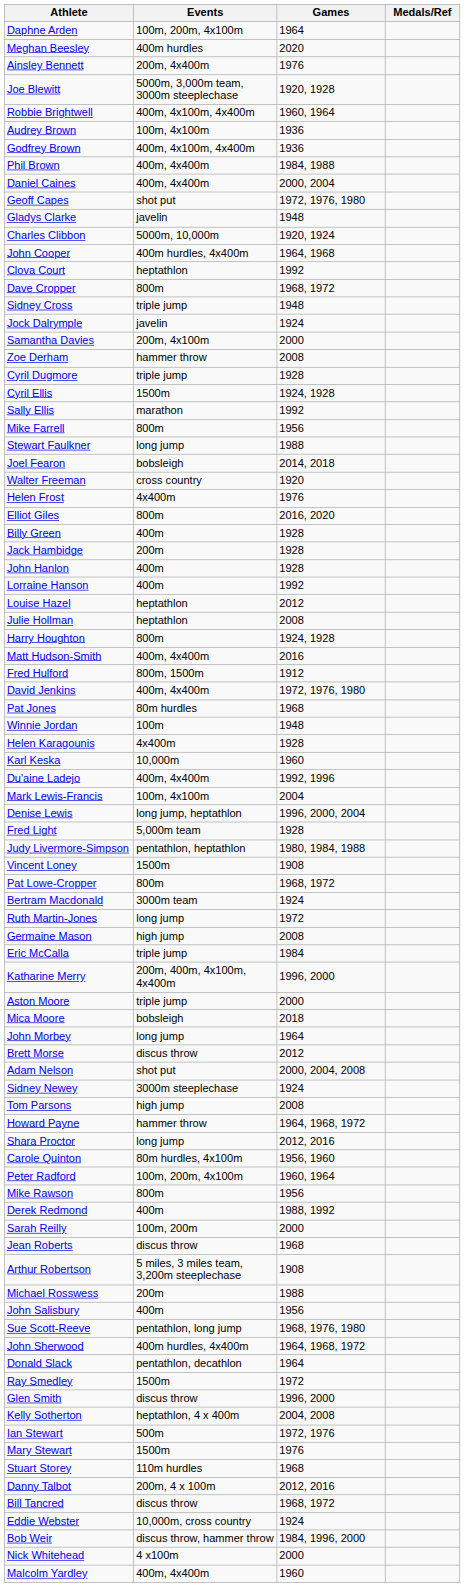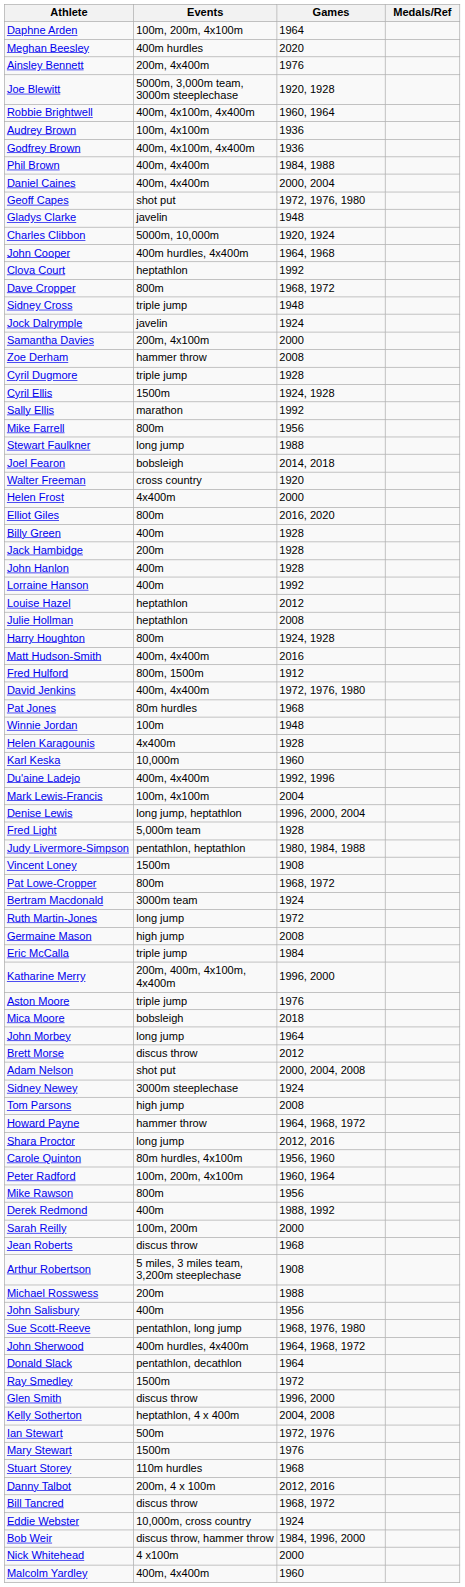(292, 498) 1976 -> (292, 498) 2000
(292, 1001) 2000 -> (292, 1001) 1976
